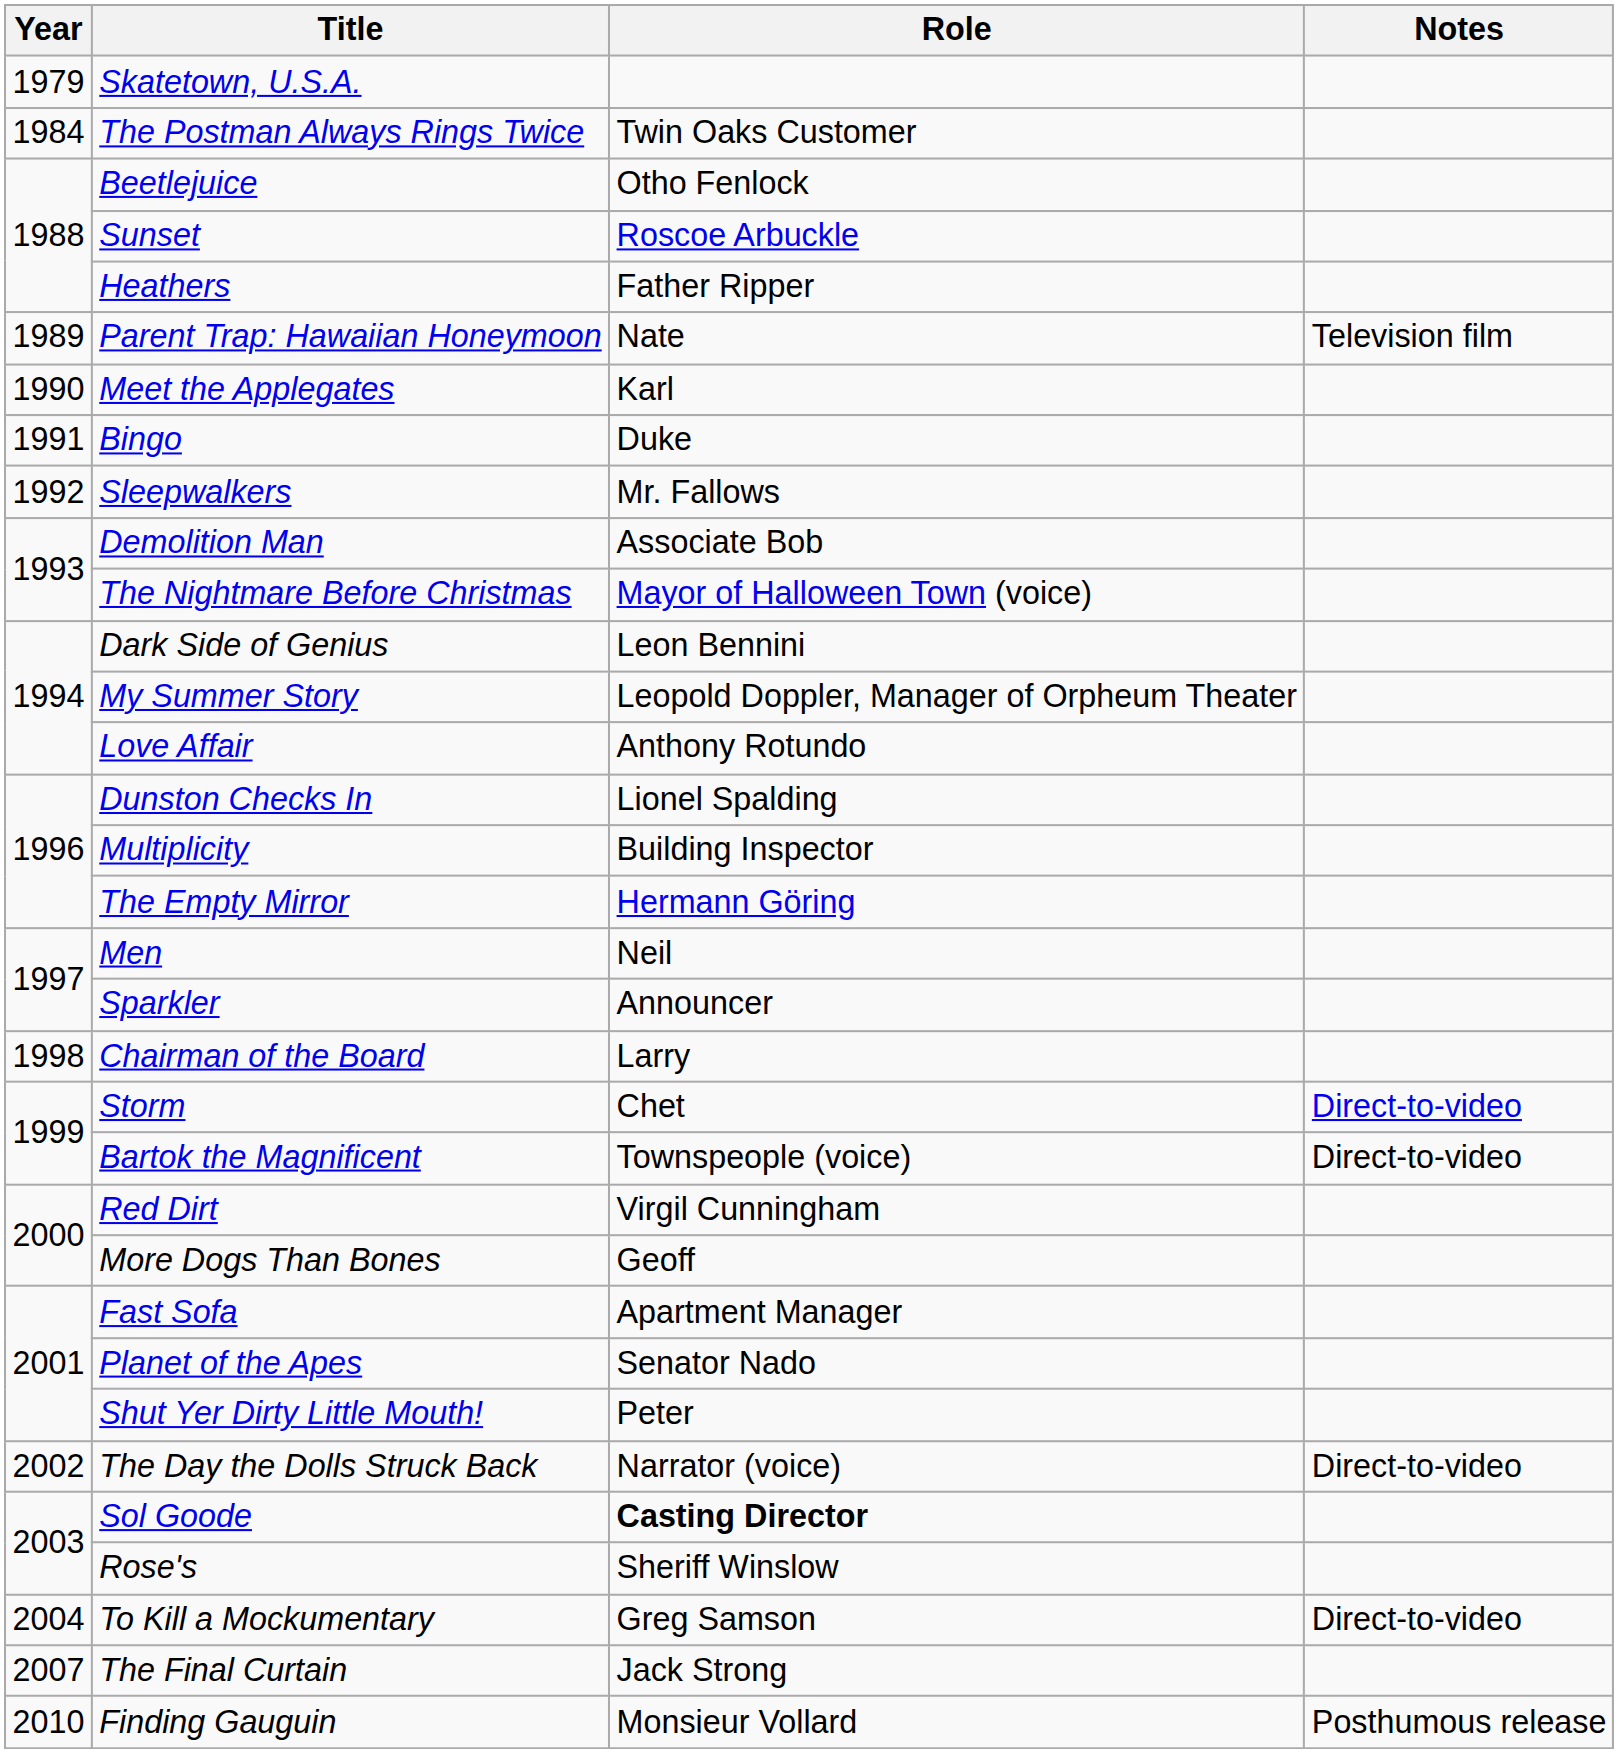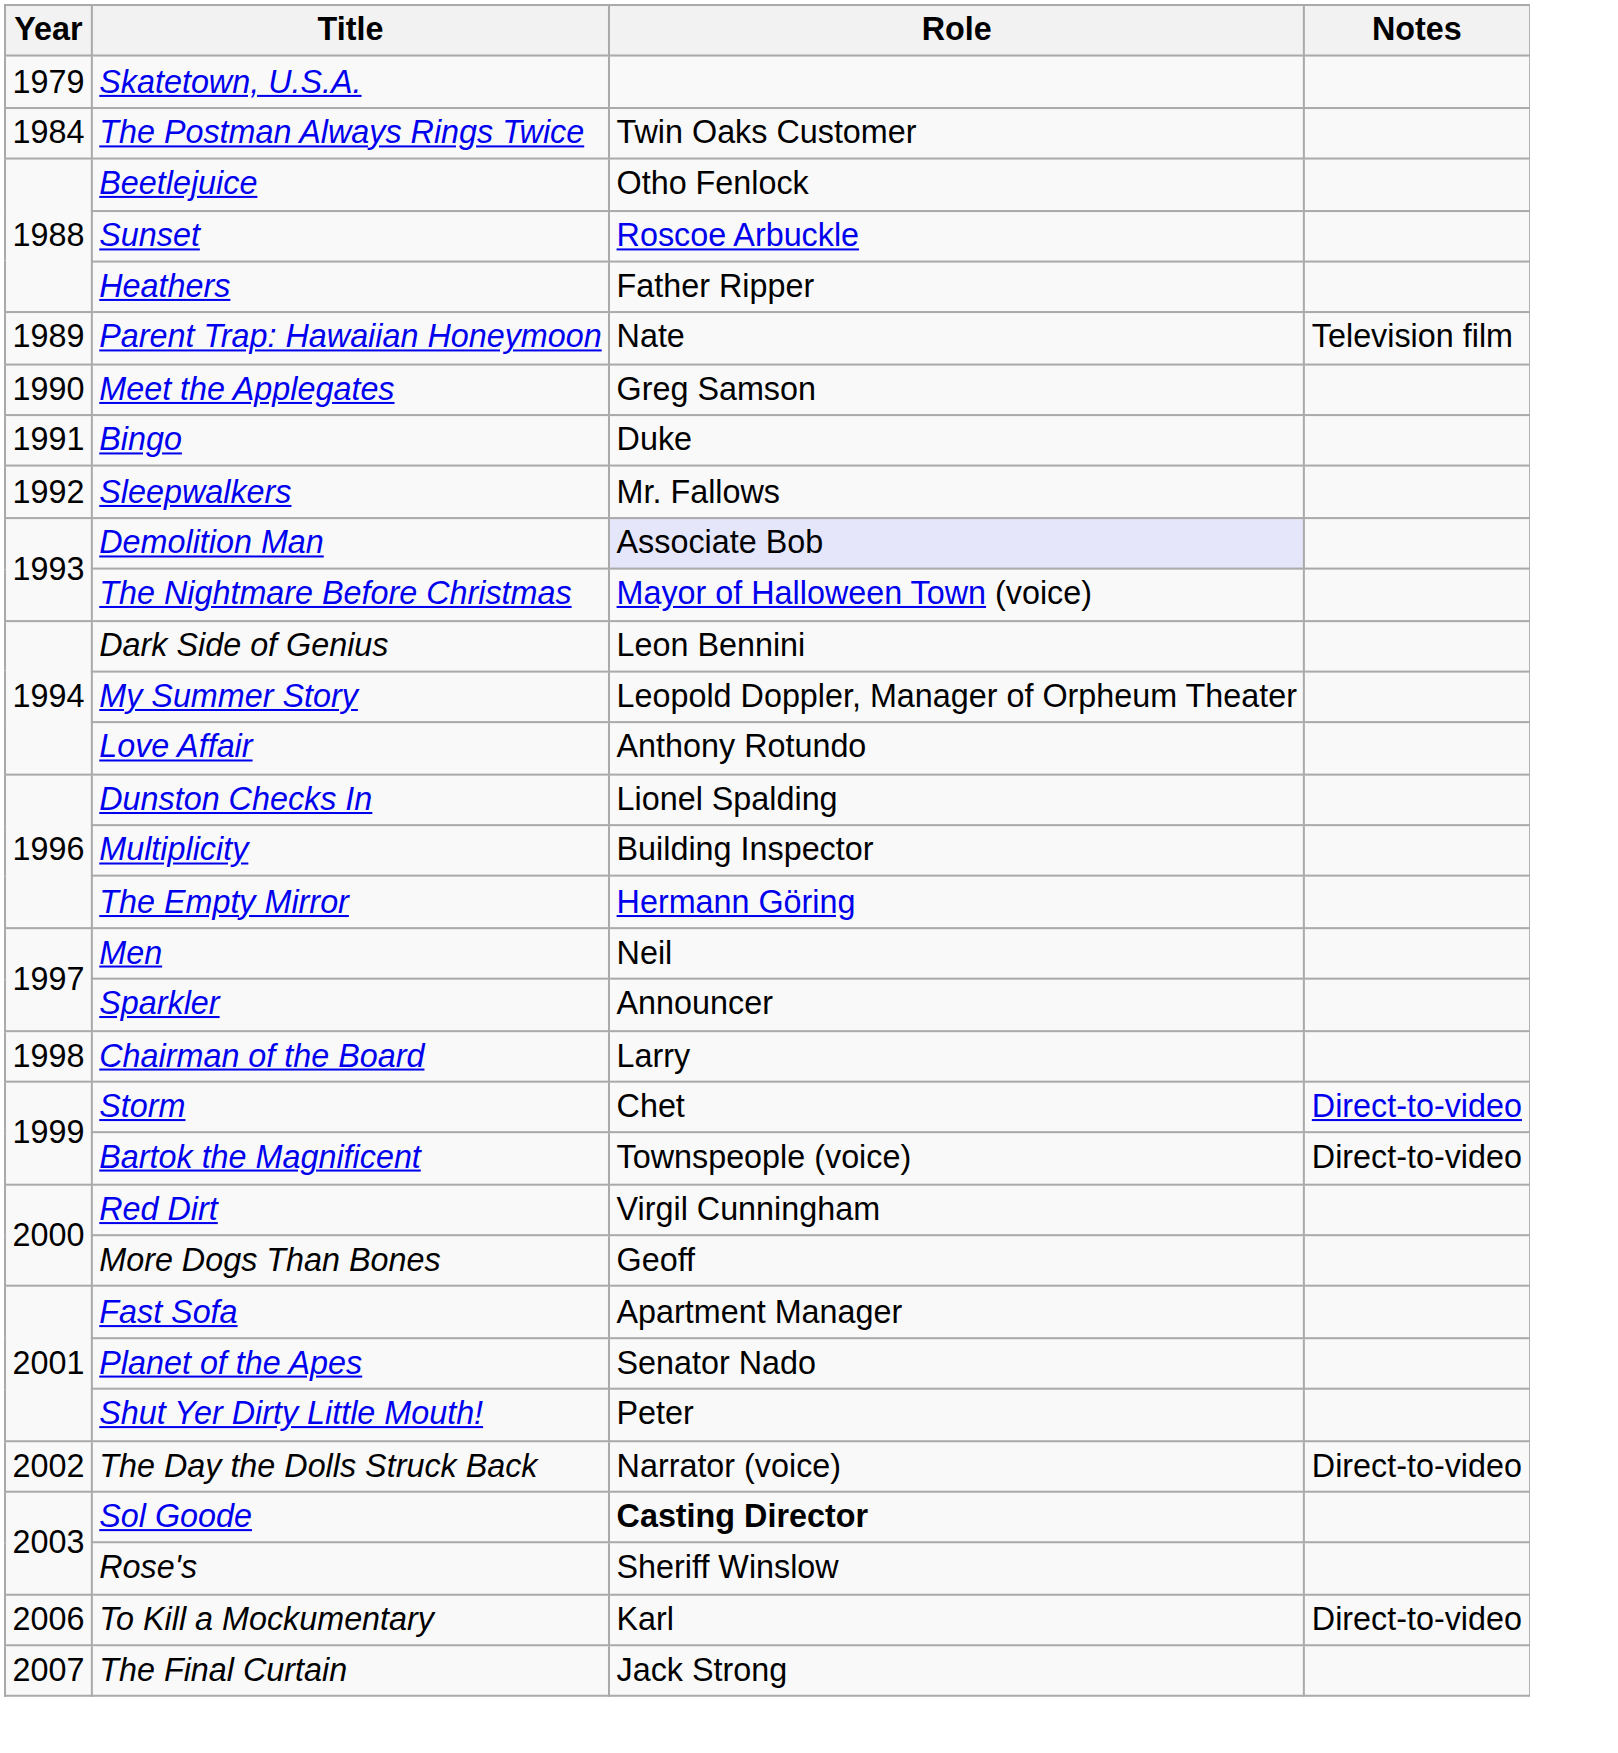(645, 388) Karl -> (716, 388) Greg Samson
(720, 542) no background -> (720, 542) lavender background
(48, 1619) 2004 -> (48, 1619) 2006
(716, 1619) Greg Samson -> (645, 1619) Karl
- row: (218, 1721)
